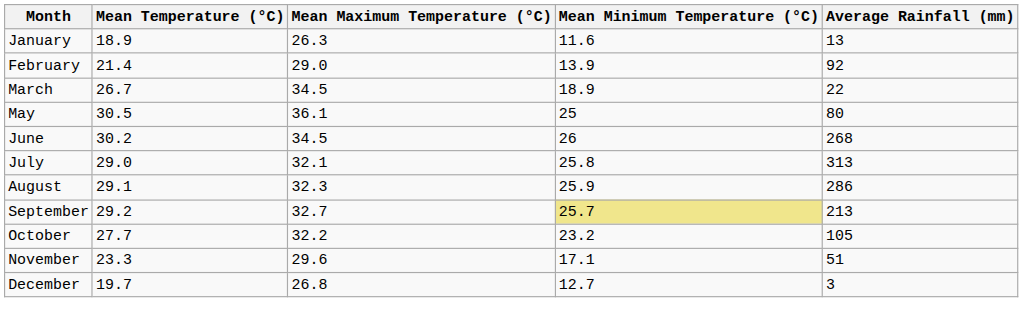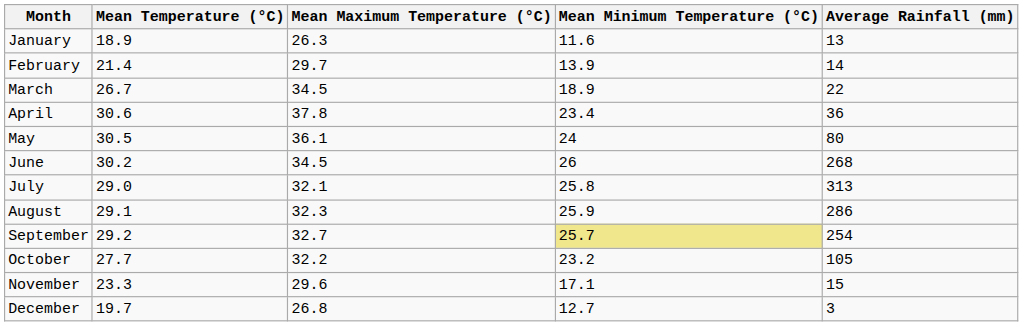(309, 65) 29.0 -> (309, 65) 29.7
(835, 65) 92 -> (835, 65) 14
+ row: (31, 114)
(568, 114) 25 -> (568, 139) 24
(840, 212) 213 -> (840, 236) 254
(835, 260) 51 -> (835, 285) 15
